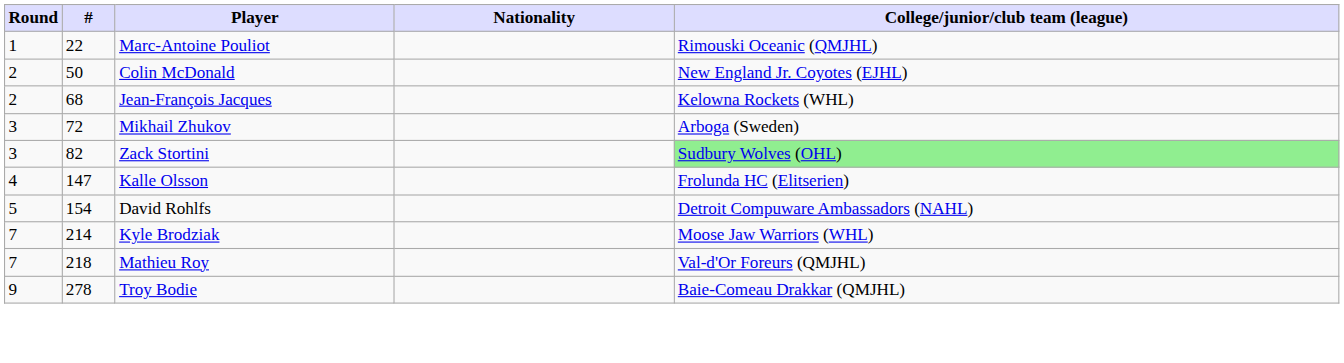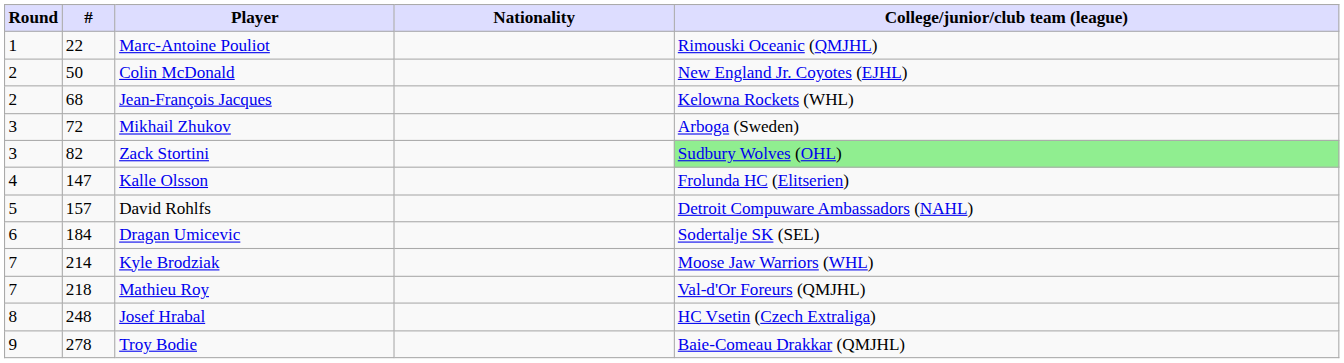(79, 208) 154 -> (79, 208) 157
+ row: (180, 235)
+ row: (162, 316)
